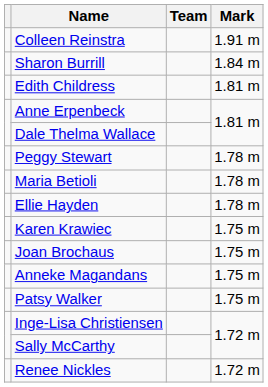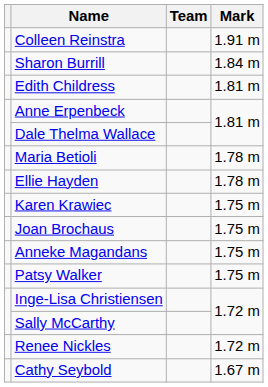- row: (63, 157)
+ row: (63, 370)
